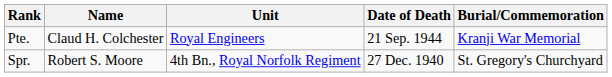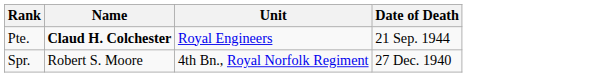- column: (531, 15)
(105, 38) normal -> (109, 38) bold
